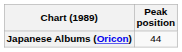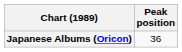(156, 39) 44 -> (156, 39) 36
